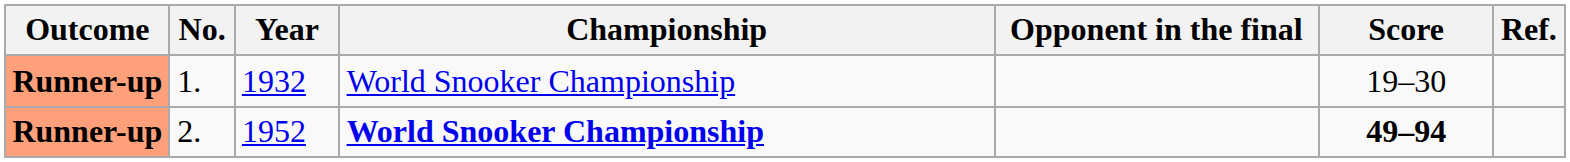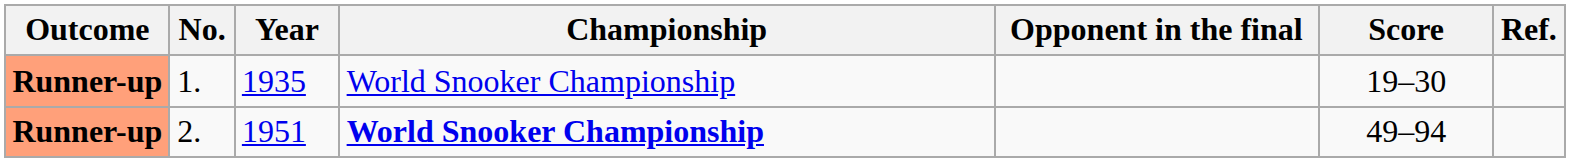(274, 80) 1932 -> (274, 80) 1935
(274, 131) 1952 -> (274, 131) 1951
(1406, 131) bold -> (1406, 131) normal
